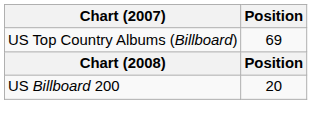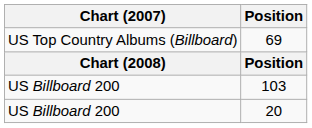+ row: (274, 87)
